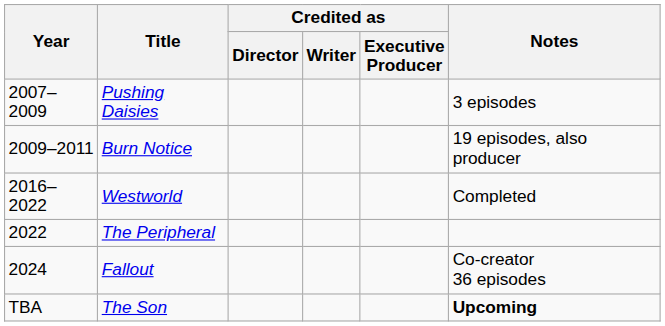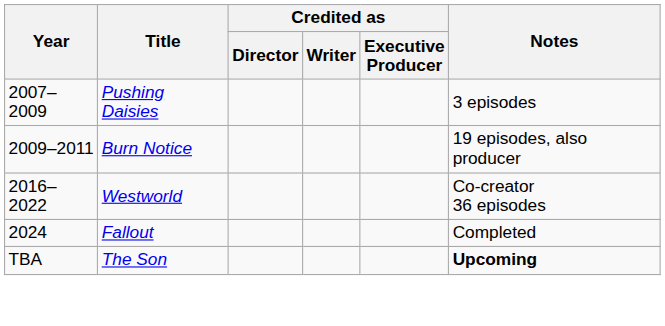(494, 195) Completed -> (499, 195) Co-creator 36 episodes
- row: (158, 232)
(499, 270) Co-creator 36 episodes -> (494, 232) Completed
